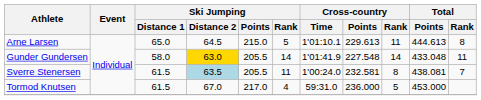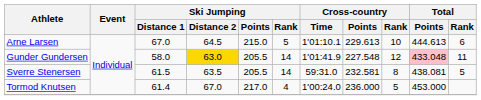(161, 42) 65.0 -> (161, 42) 67.0
(396, 42) 11 -> (396, 42) 10
(462, 42) 8 -> (462, 42) 6
(396, 57) 14 -> (396, 57) 12
(429, 57) no background -> (429, 57) pink background
(213, 72) lightblue background -> (213, 72) no background
(286, 72) 11 -> (286, 72) 14
(321, 72) 1'00:24.0 -> (321, 72) 59:31.0
(462, 72) 7 -> (462, 72) 5
(161, 87) 61.5 -> (161, 87) 61.4
(321, 87) 59:31.0 -> (321, 87) 1'00:24.0
